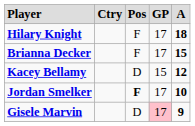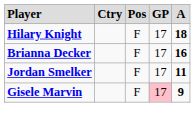(181, 53) 15 -> (181, 53) 16
- row: (47, 72)
(137, 92) bold -> (137, 72) normal
(181, 92) 10 -> (181, 72) 11
(137, 111) D -> (137, 92) F
